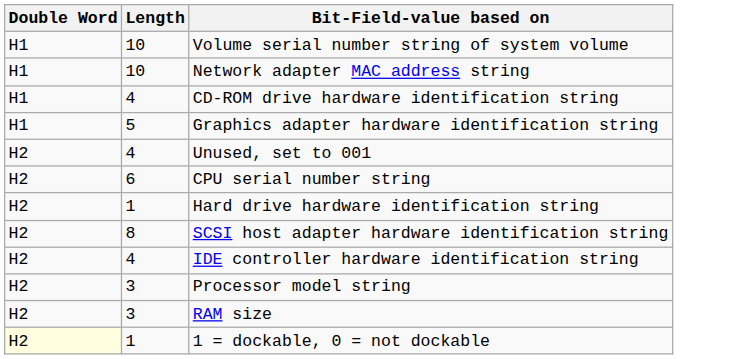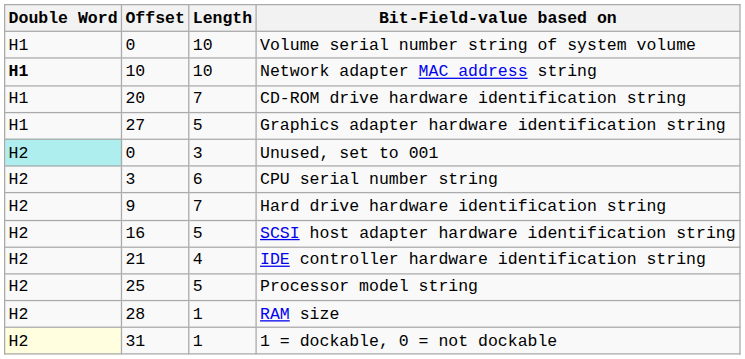+ column: (155, 18)
(18, 72) normal -> (18, 72) bold
(130, 99) 4 -> (198, 99) 7
(18, 153) no background -> (18, 153) paleturquoise background
(130, 153) 4 -> (198, 153) 3
(130, 206) 1 -> (198, 206) 7
(130, 233) 8 -> (198, 233) 5
(130, 287) 3 -> (198, 287) 5
(130, 314) 3 -> (198, 314) 1
